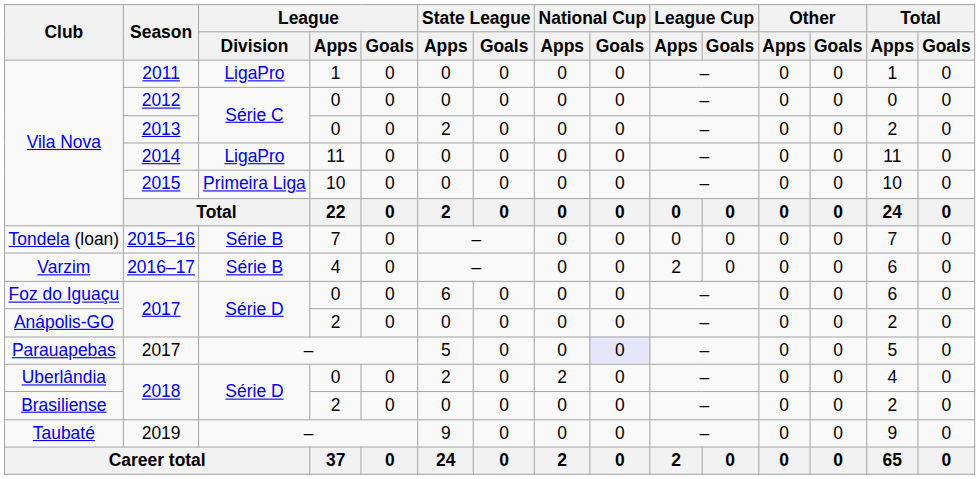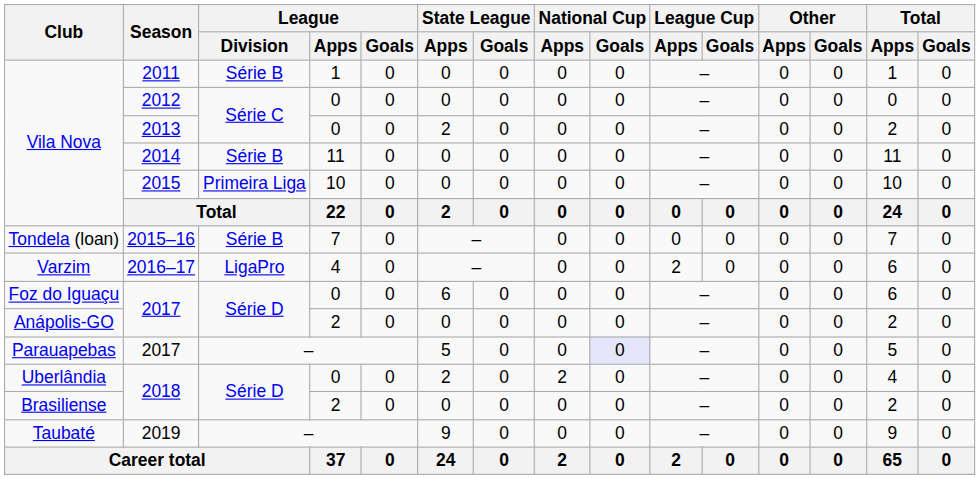(254, 73) LigaPro -> (254, 73) Série B
(254, 156) LigaPro -> (254, 156) Série B
(254, 267) Série B -> (254, 267) LigaPro
